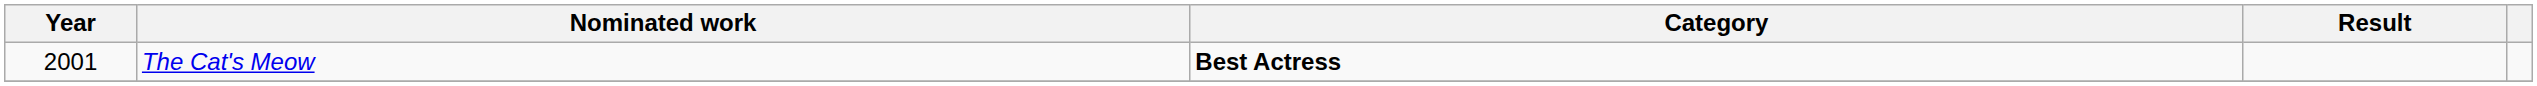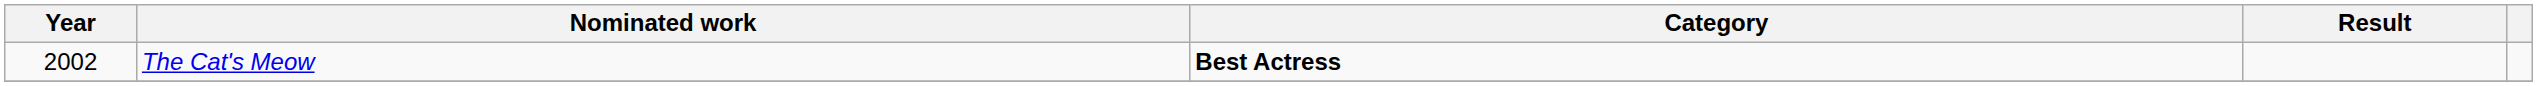(71, 61) 2001 -> (71, 61) 2002
